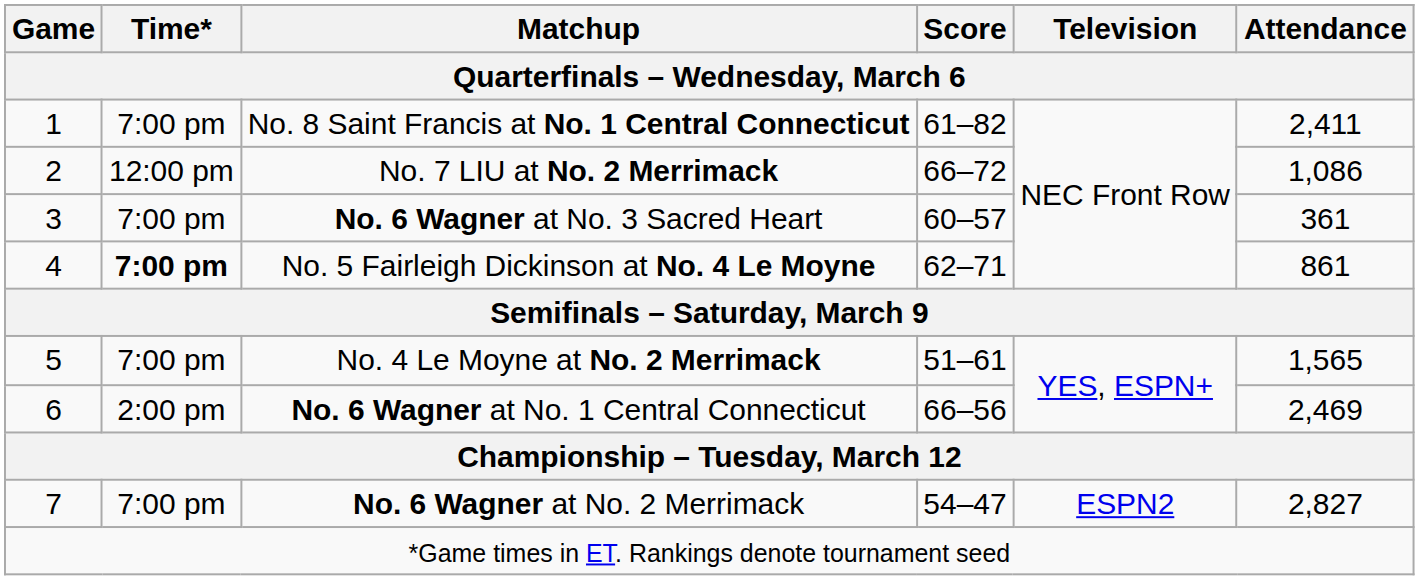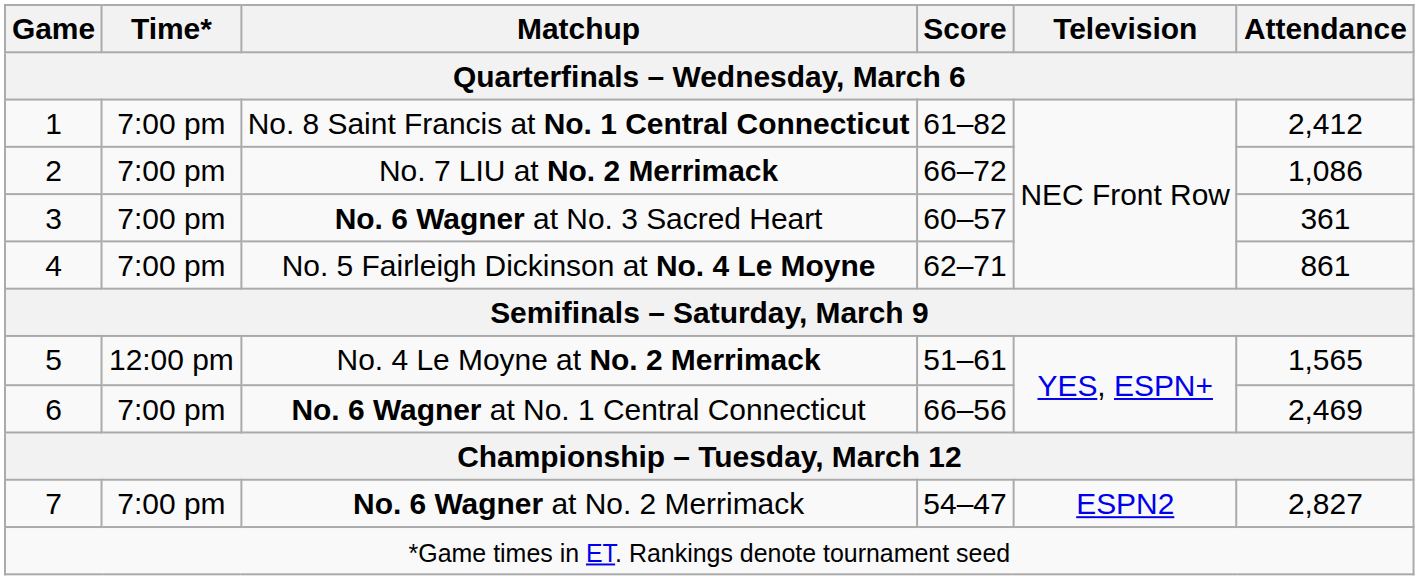(1325, 124) 2,411 -> (1325, 124) 2,412
(171, 171) 12:00 pm -> (171, 171) 7:00 pm
(171, 266) bold -> (171, 266) normal
(171, 361) 7:00 pm -> (171, 361) 12:00 pm
(171, 408) 2:00 pm -> (171, 408) 7:00 pm
